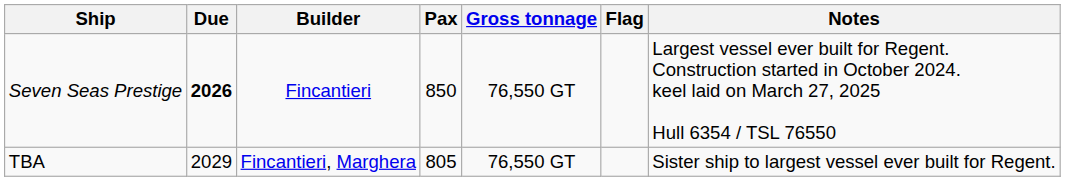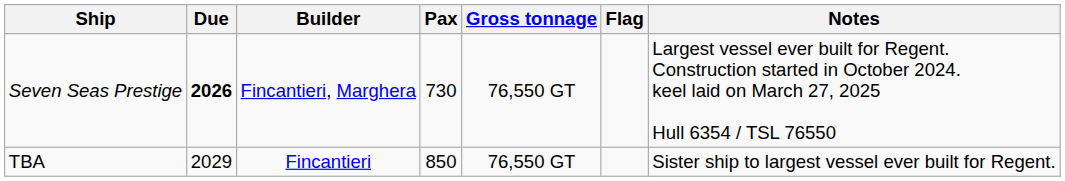(328, 90) Fincantieri -> (328, 90) Fincantieri, Marghera
(441, 90) 850 -> (441, 90) 730
(328, 161) Fincantieri, Marghera -> (328, 161) Fincantieri
(441, 161) 805 -> (441, 161) 850
